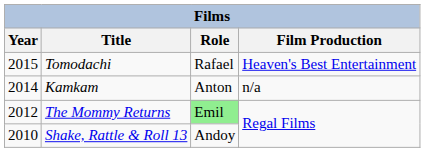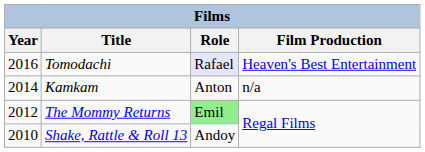(23, 64) 2015 -> (23, 64) 2016
(214, 64) no background -> (214, 64) lavender background
